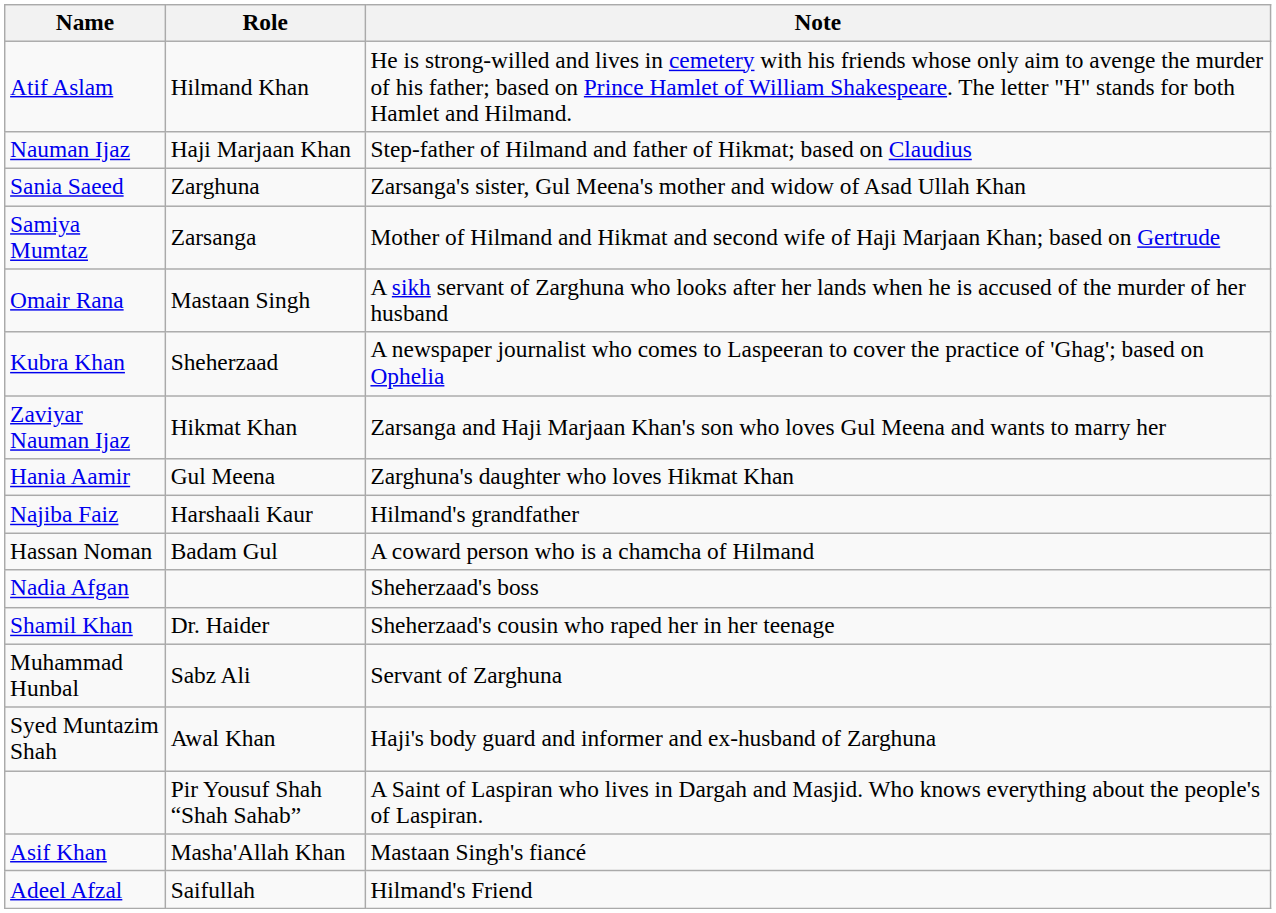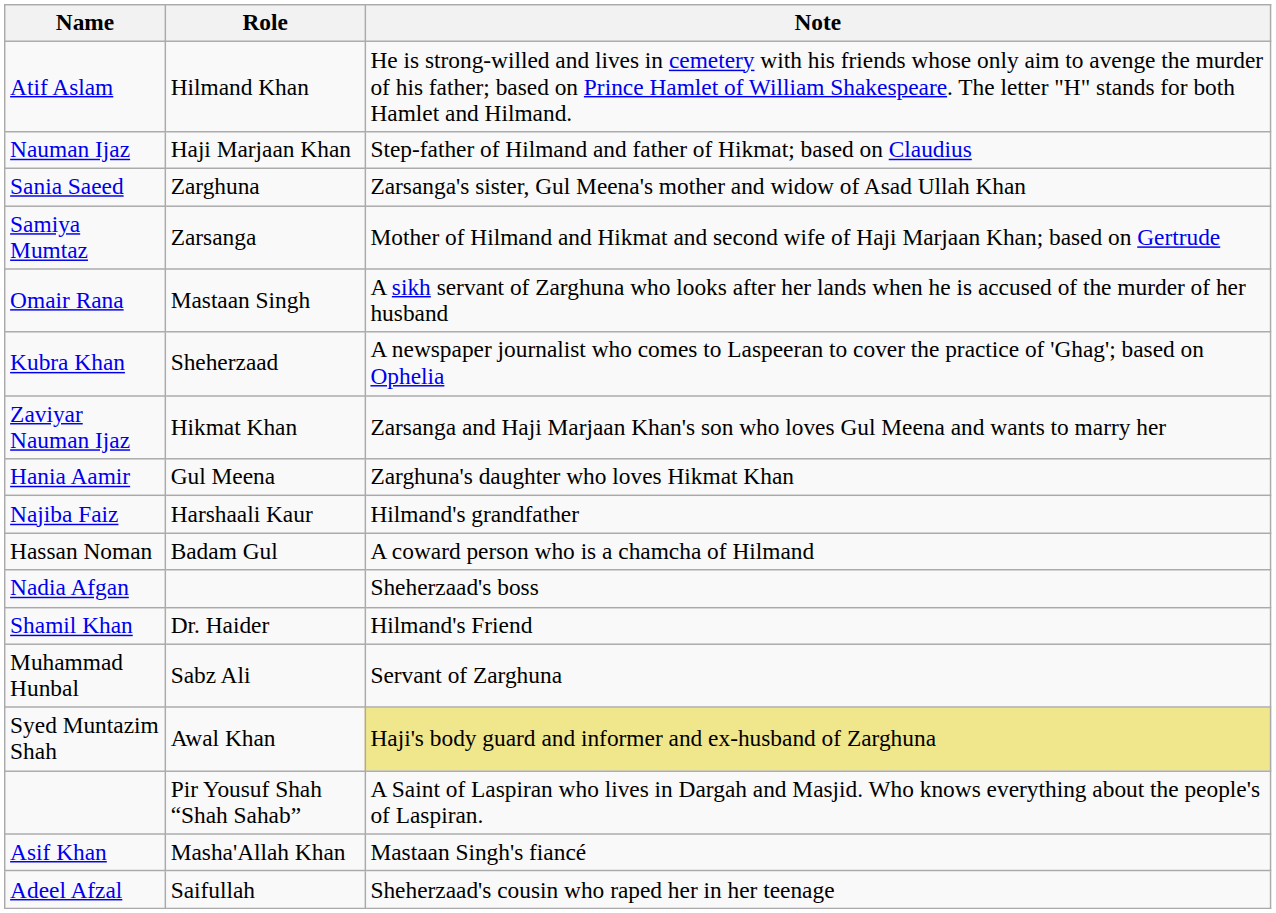(602, 625) Sheherzaad's cousin who raped her in her teenage -> (451, 625) Hilmand's Friend
(653, 738) no background -> (653, 738) khaki background
(451, 889) Hilmand's Friend -> (602, 889) Sheherzaad's cousin who raped her in her teenage
